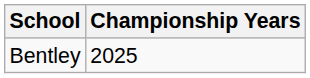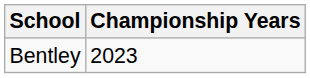(114, 55) 2025 -> (114, 55) 2023
